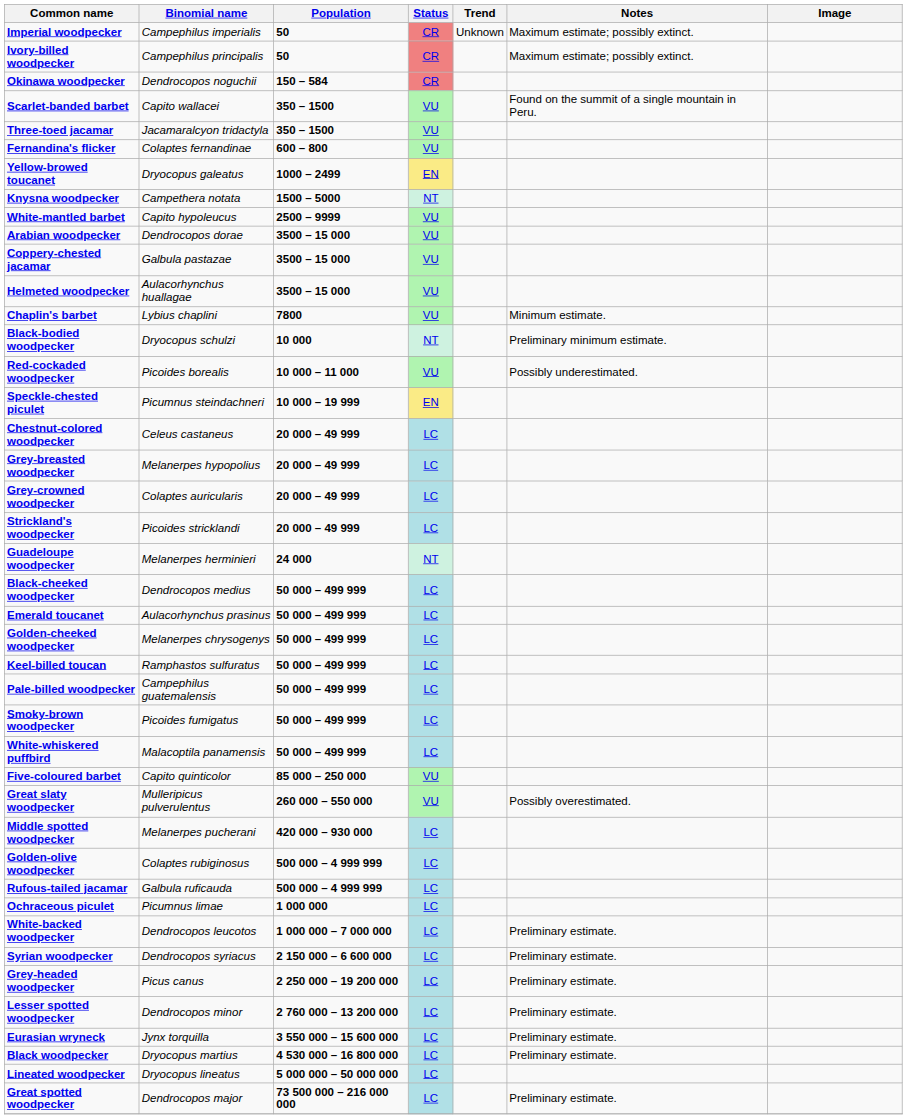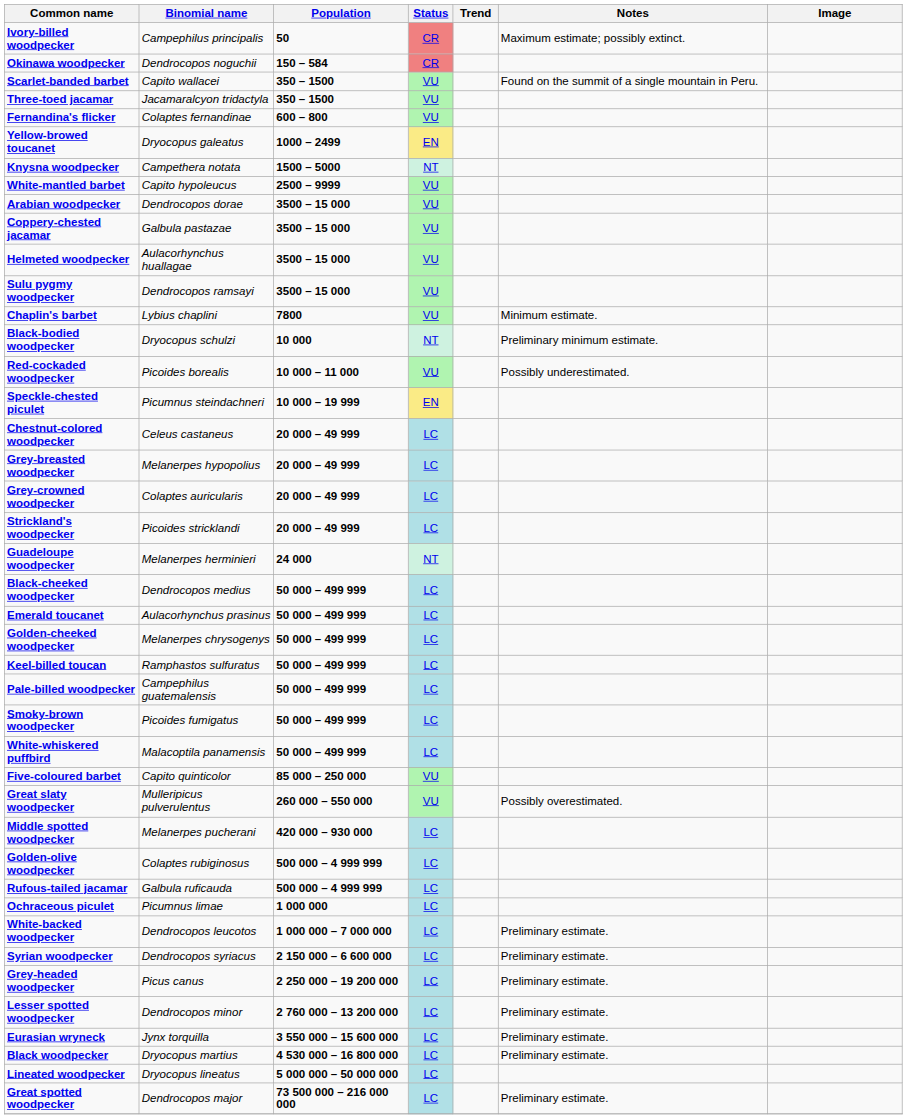- row: (64, 31)
+ row: (41, 291)
